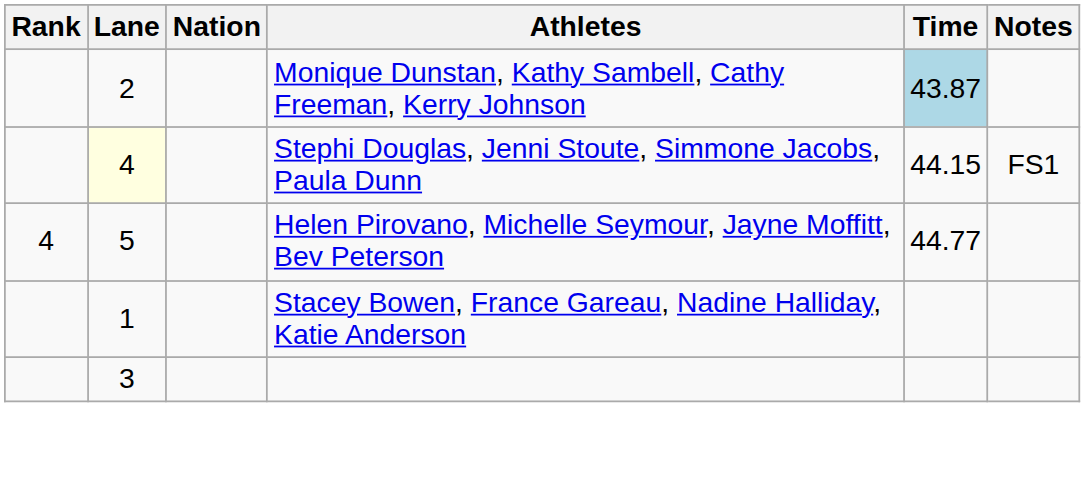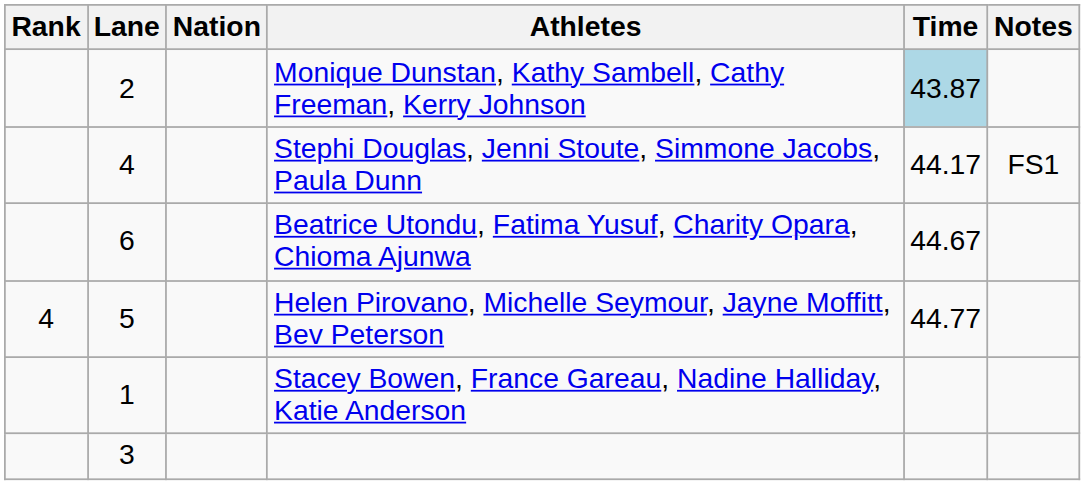(127, 164) lightyellow background -> (127, 164) no background
(946, 164) 44.15 -> (946, 164) 44.17
+ row: (566, 241)
